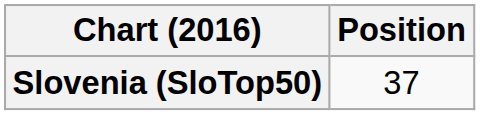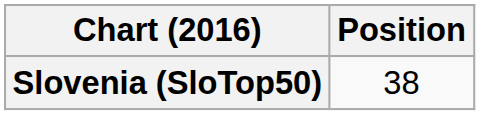(401, 82) 37 -> (401, 82) 38
